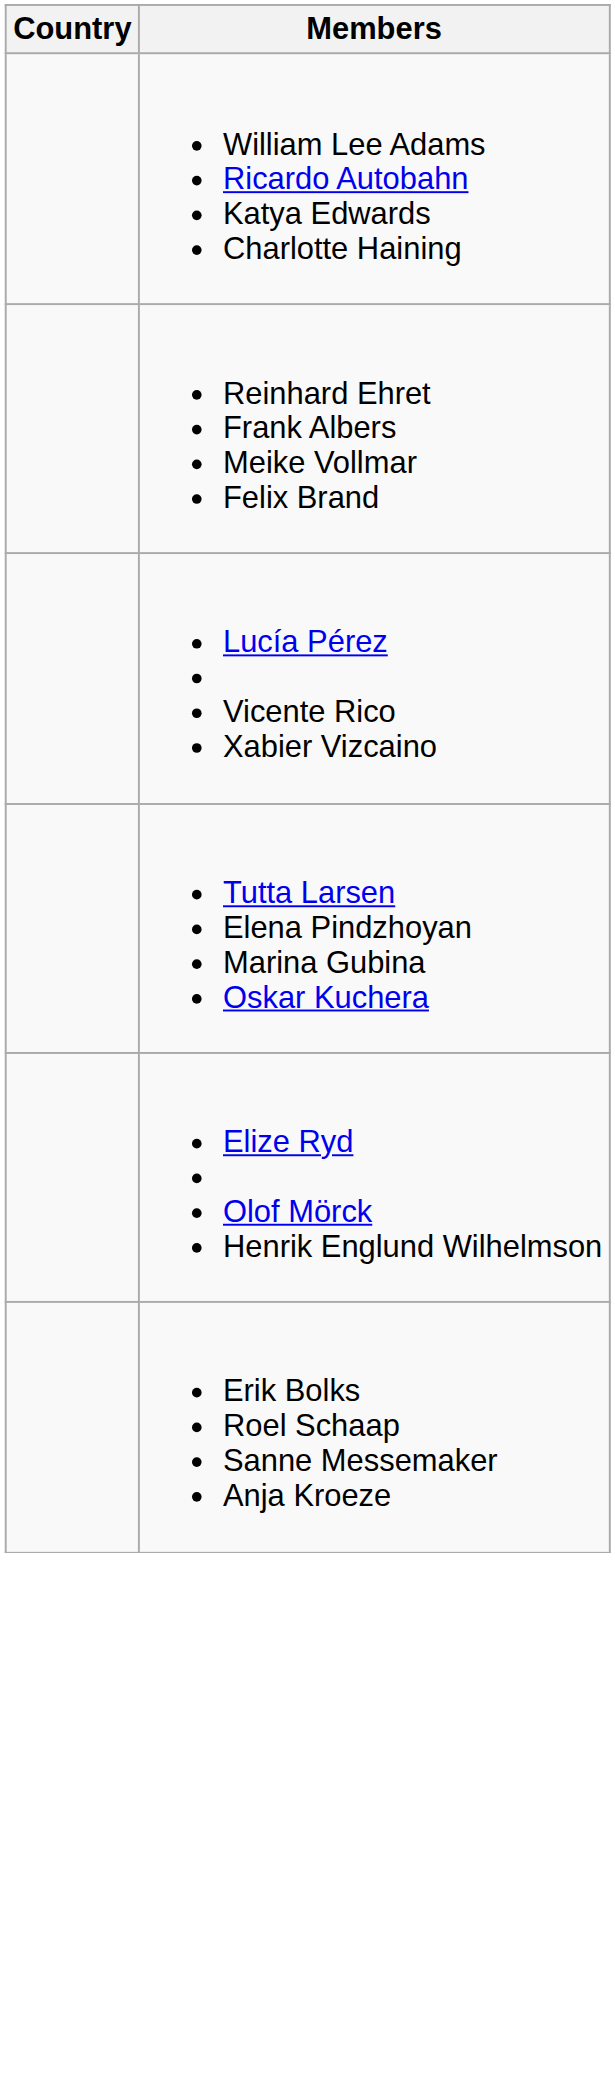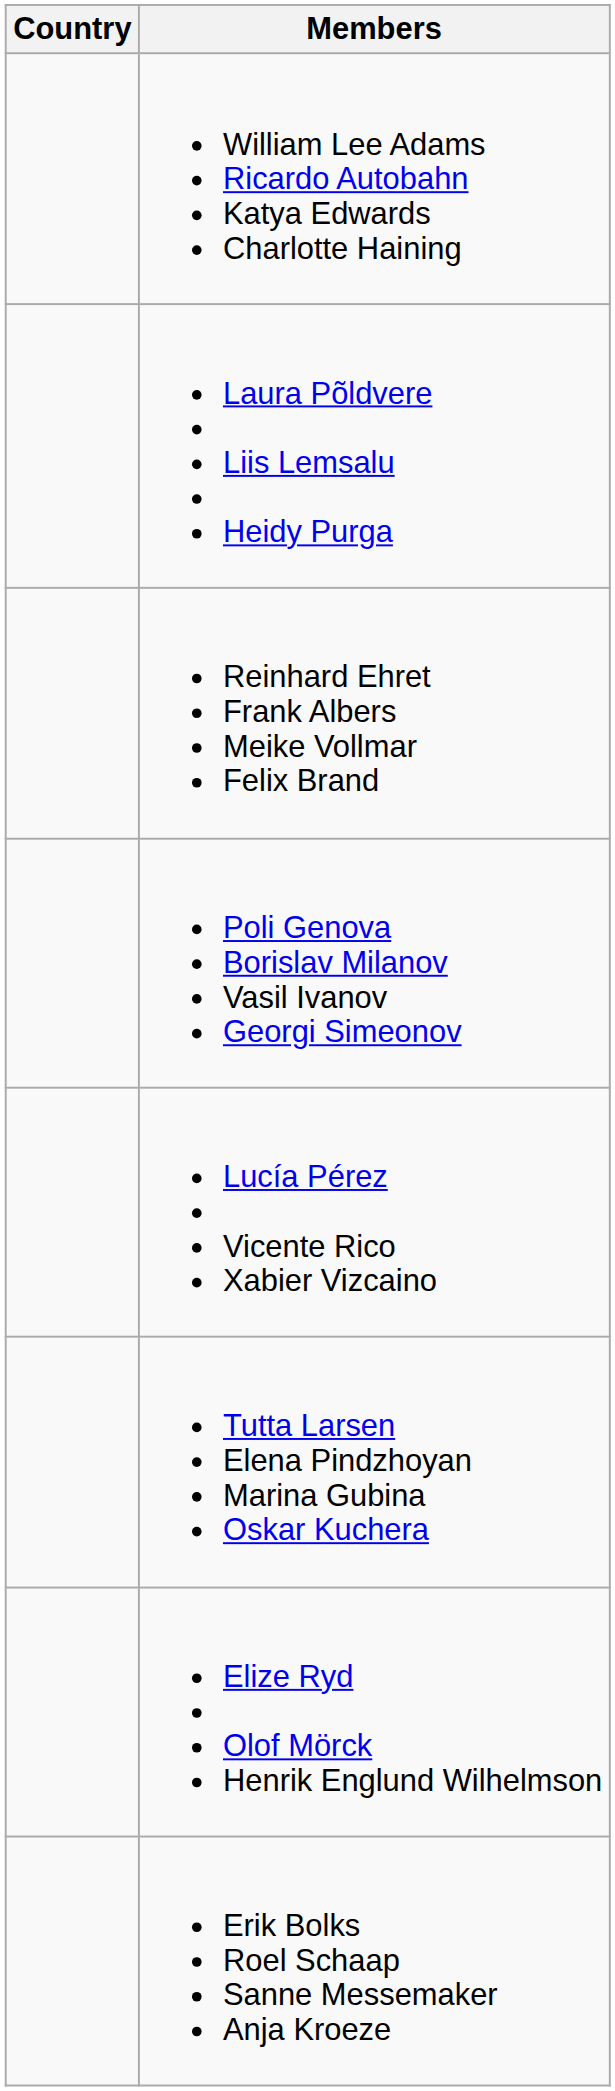+ row: (374, 463)
+ row: (374, 980)
